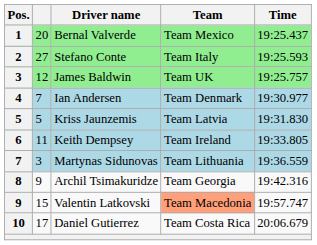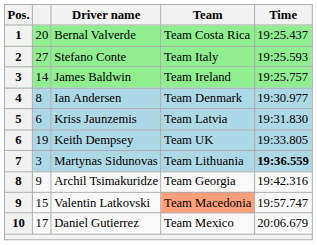(199, 35) Team Mexico -> (207, 35) Team Costa Rica
(42, 77) 12 -> (42, 77) 14
(189, 77) Team UK -> (197, 77) Team Ireland
(39, 97) 7 -> (39, 97) 8
(39, 118) 5 -> (39, 118) 6
(42, 139) 11 -> (42, 139) 19
(197, 139) Team Ireland -> (189, 139) Team UK
(283, 160) normal -> (283, 160) bold
(207, 223) Team Costa Rica -> (199, 223) Team Mexico
